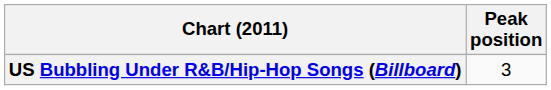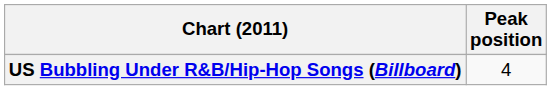(506, 69) 3 -> (506, 69) 4
